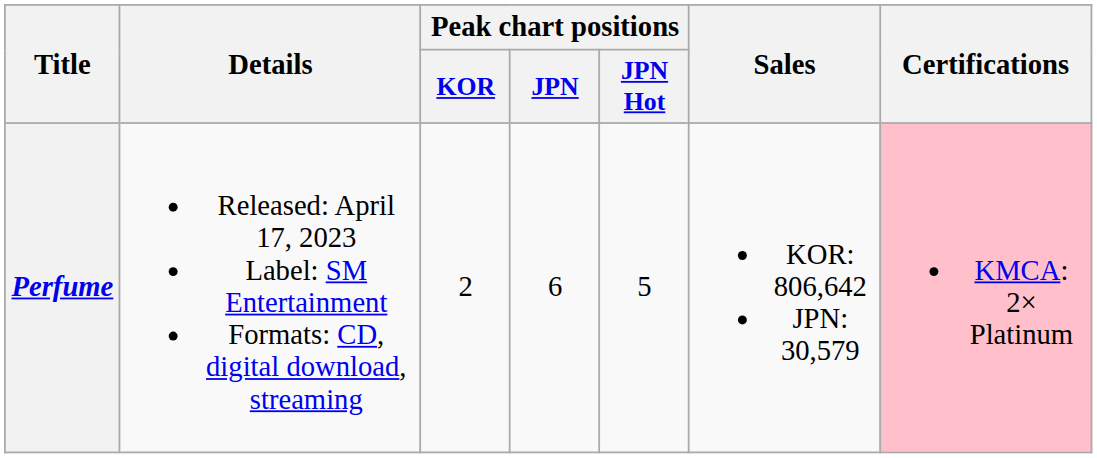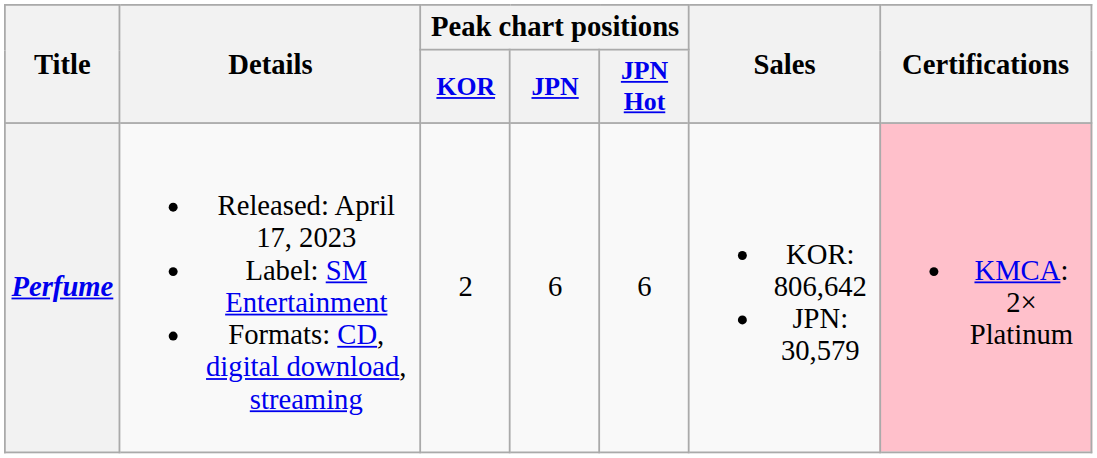(645, 286) 5 -> (645, 286) 6
